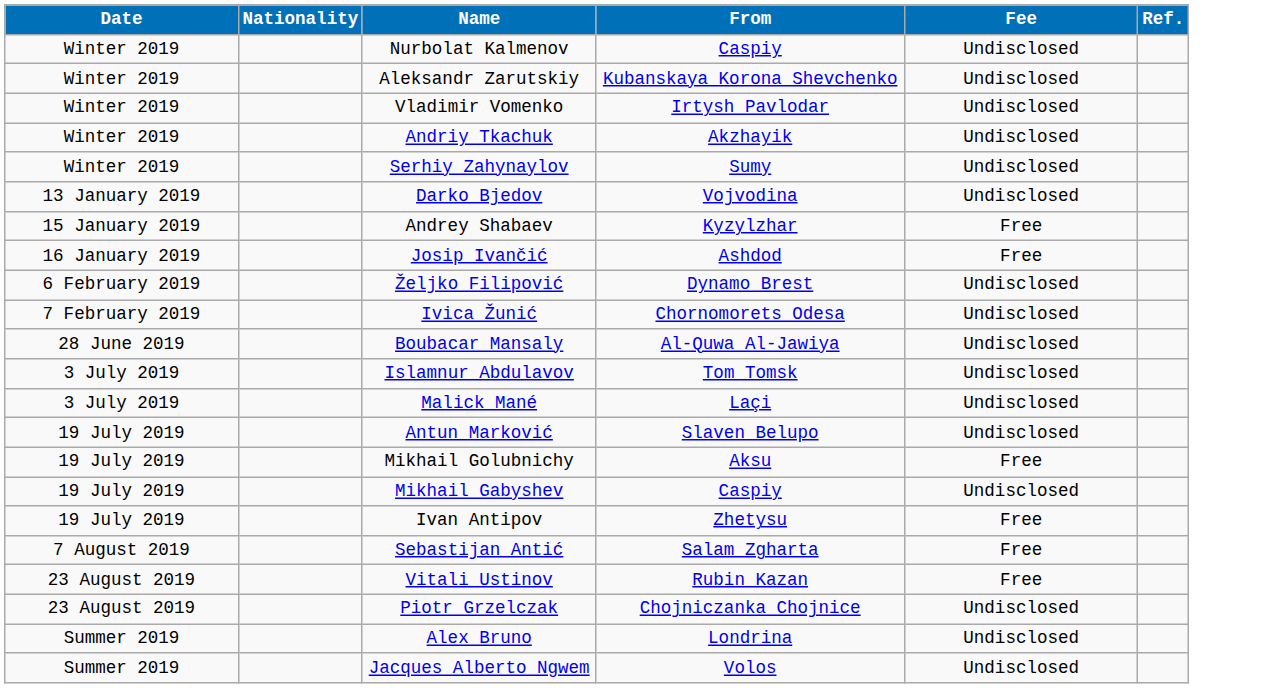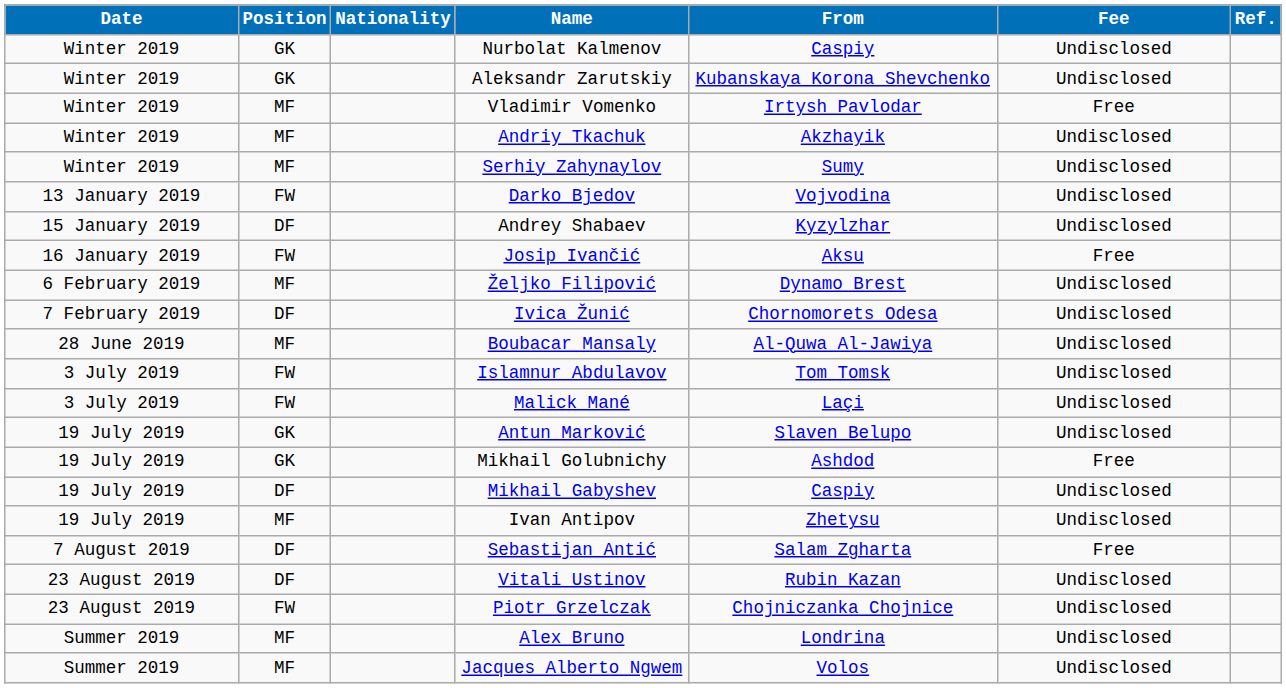+ column: (285, 19)
(1021, 108) Undisclosed -> (1114, 108) Free
(1021, 226) Free -> (1114, 226) Undisclosed
(750, 255) Ashdod -> (843, 255) Aksu
(750, 461) Aksu -> (843, 461) Ashdod
(1021, 520) Free -> (1114, 520) Undisclosed
(1021, 579) Free -> (1114, 579) Undisclosed
